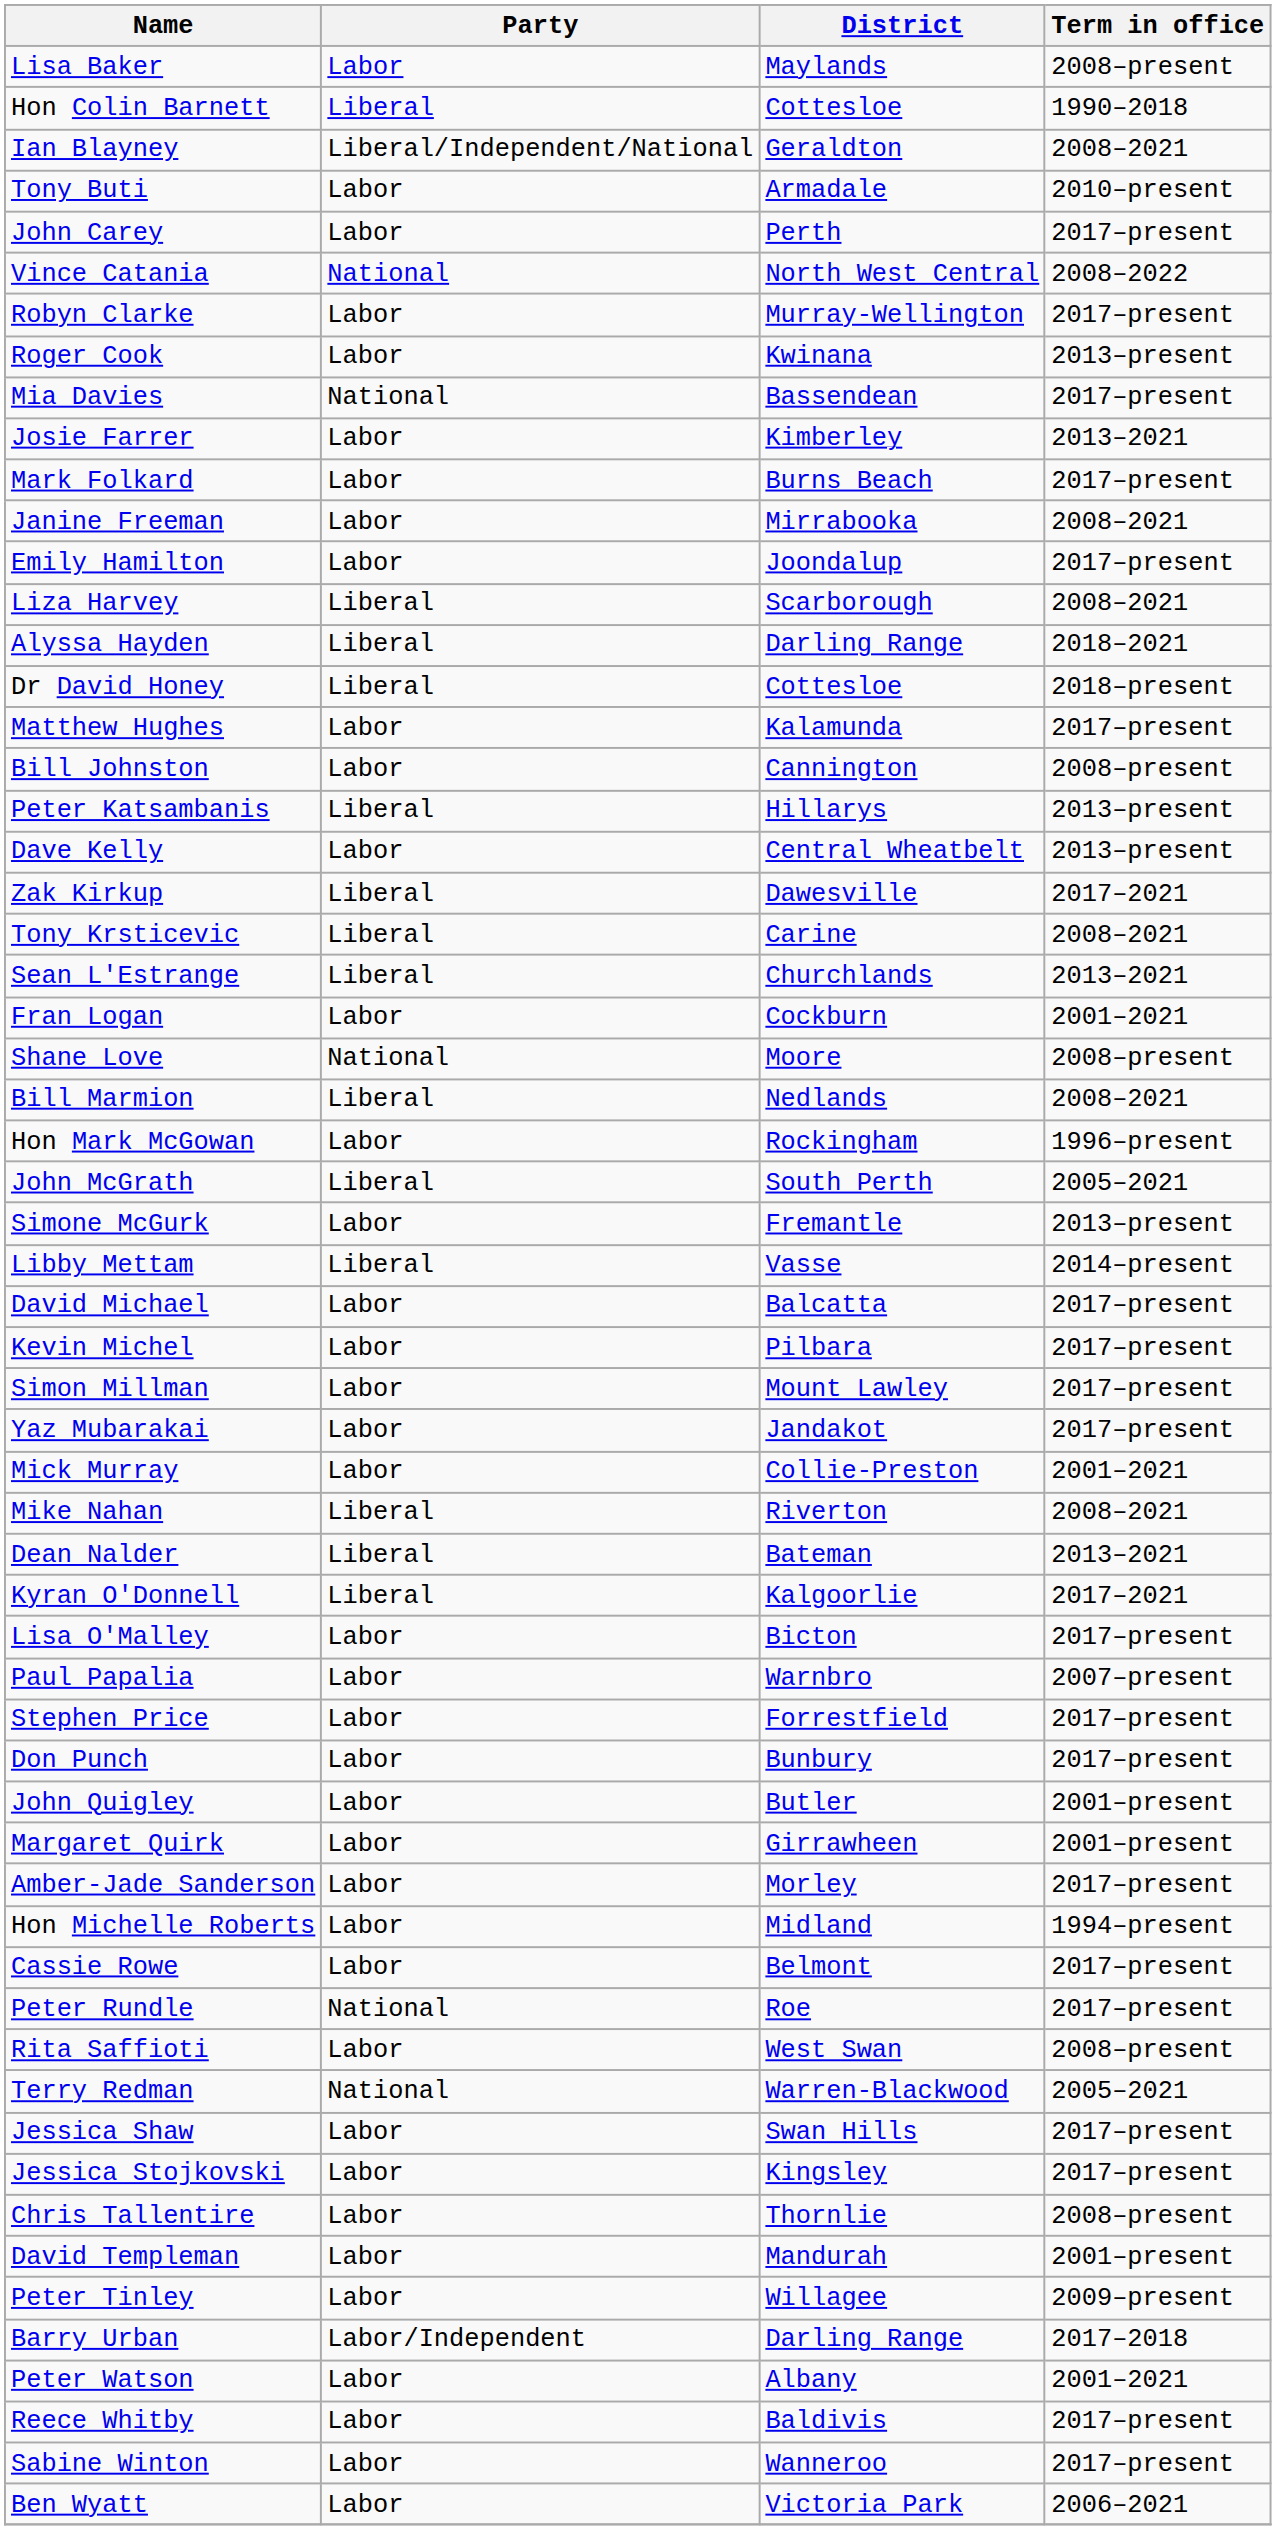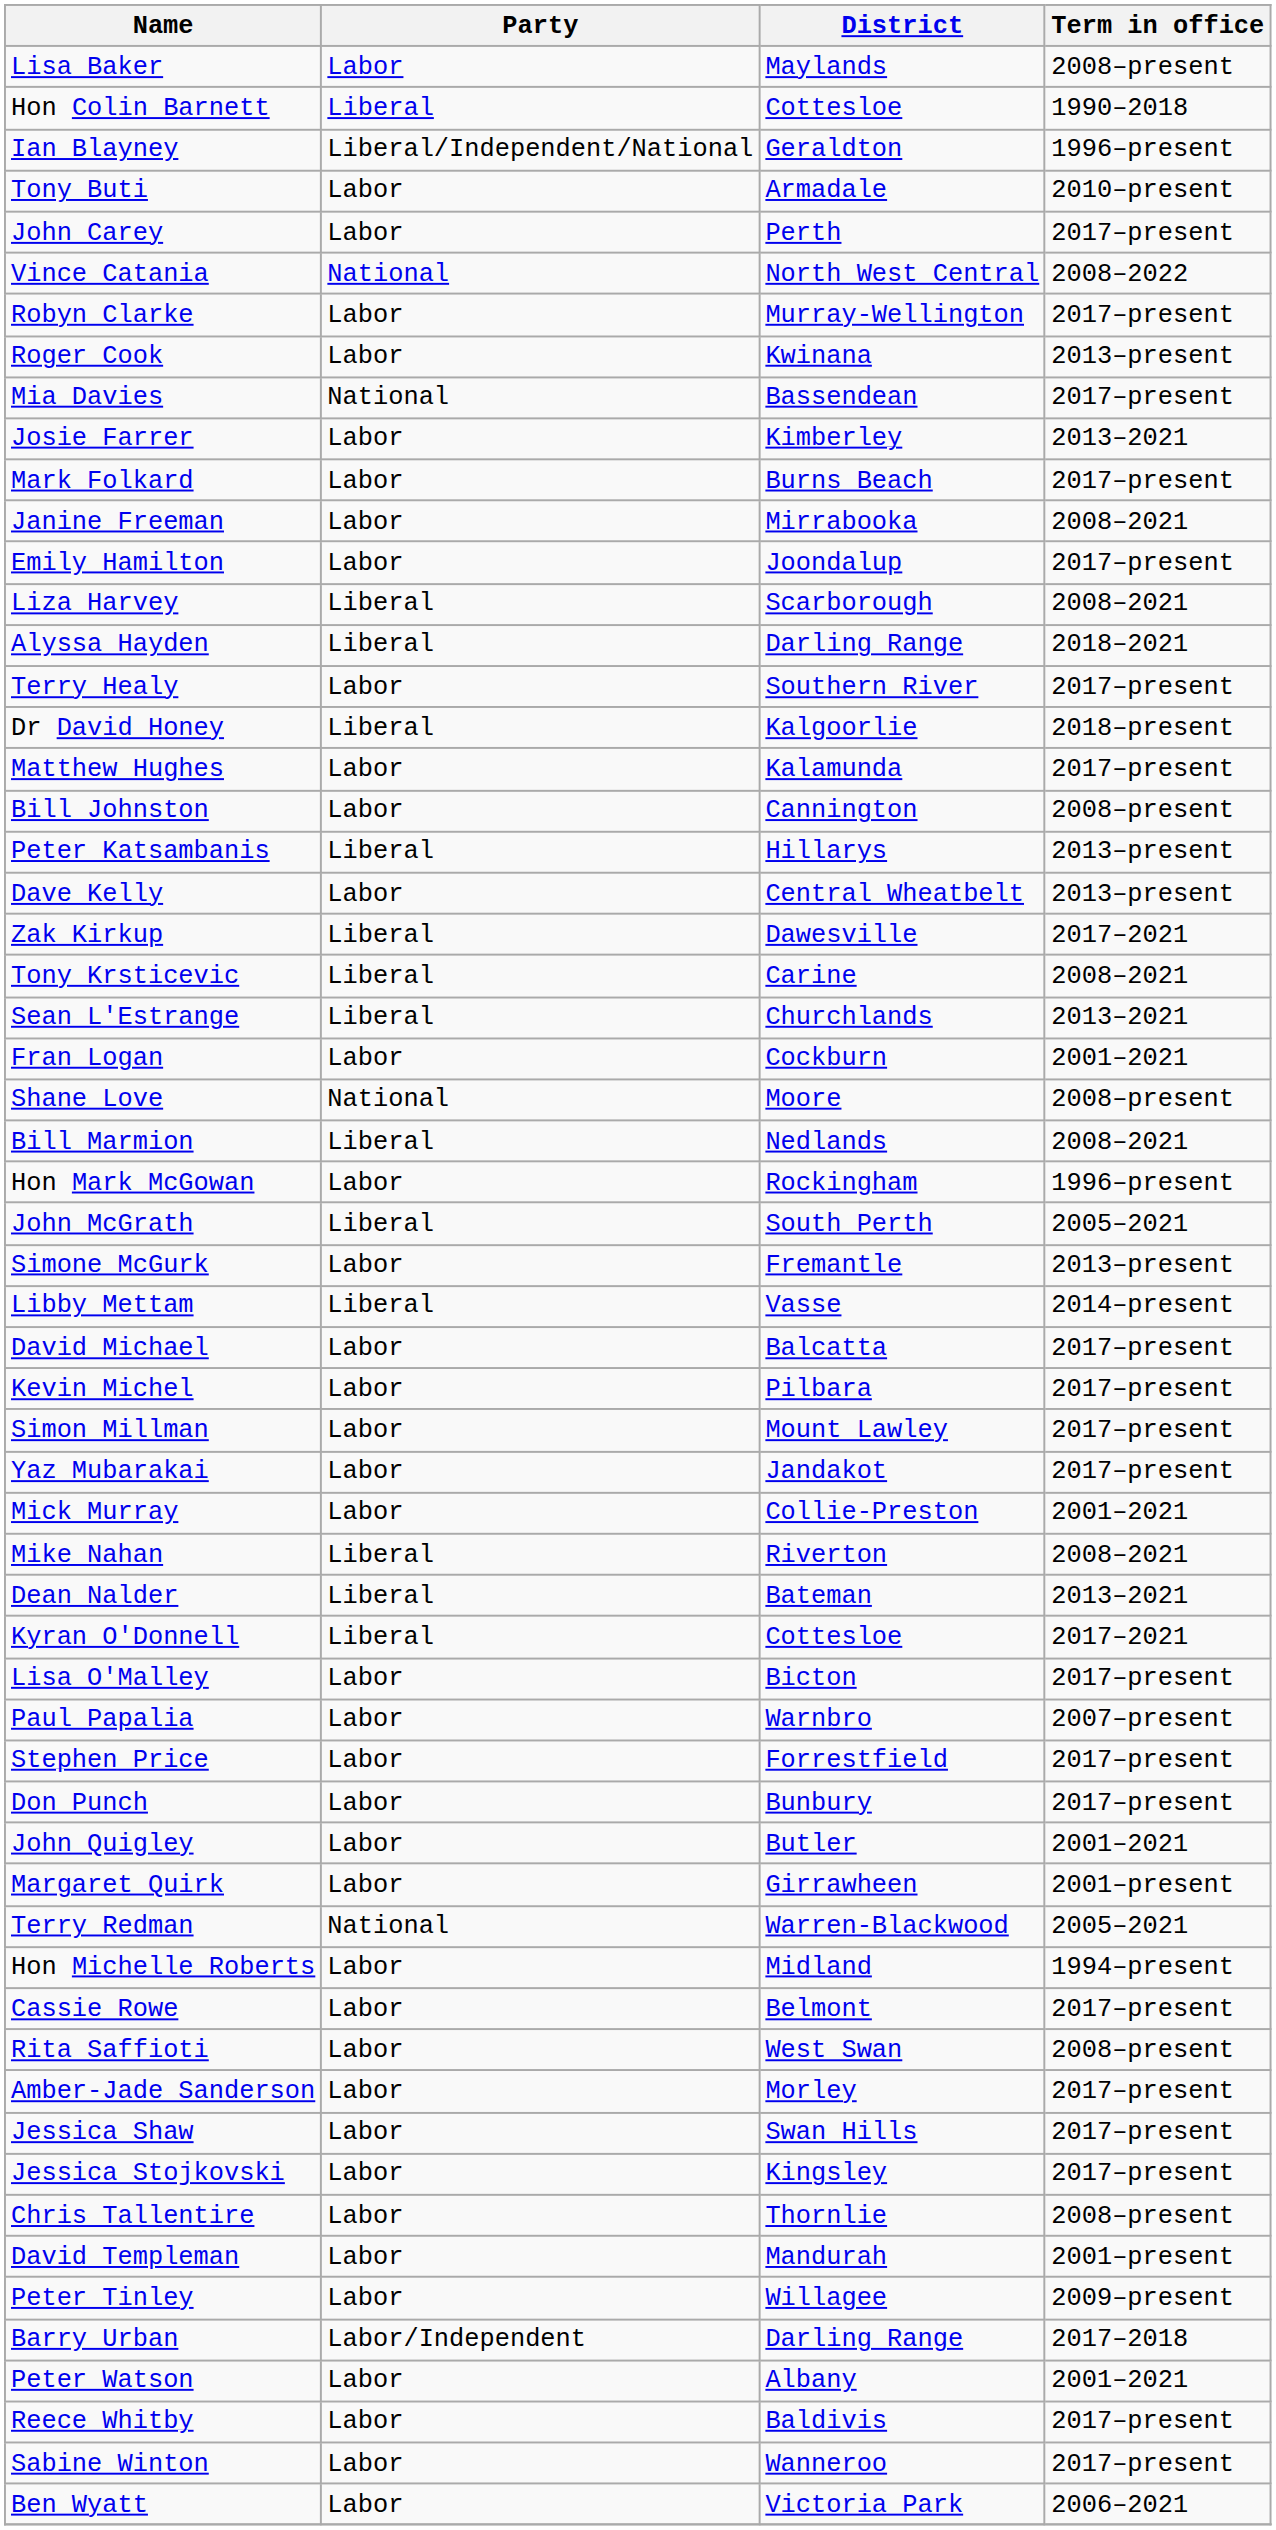(1120, 150) 2008–2021 -> (1143, 150) 1996–present
+ row: (95, 687)
(834, 687) Cottesloe -> (841, 728) Kalgoorlie
(841, 1596) Kalgoorlie -> (834, 1637) Cottesloe
(1143, 1802) 2001–present -> (1120, 1844) 2001–2021
rows swapped: (102, 2091) <-> (163, 1885)
- row: (102, 2009)
